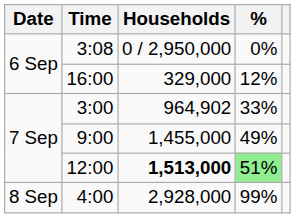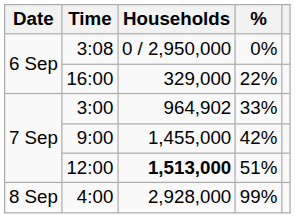(259, 78) 12% -> (259, 78) 22%
(259, 138) 49% -> (259, 138) 42%
(259, 167) lightgreen background -> (259, 167) no background
